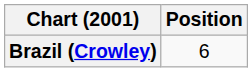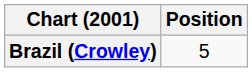(204, 50) 6 -> (204, 50) 5
